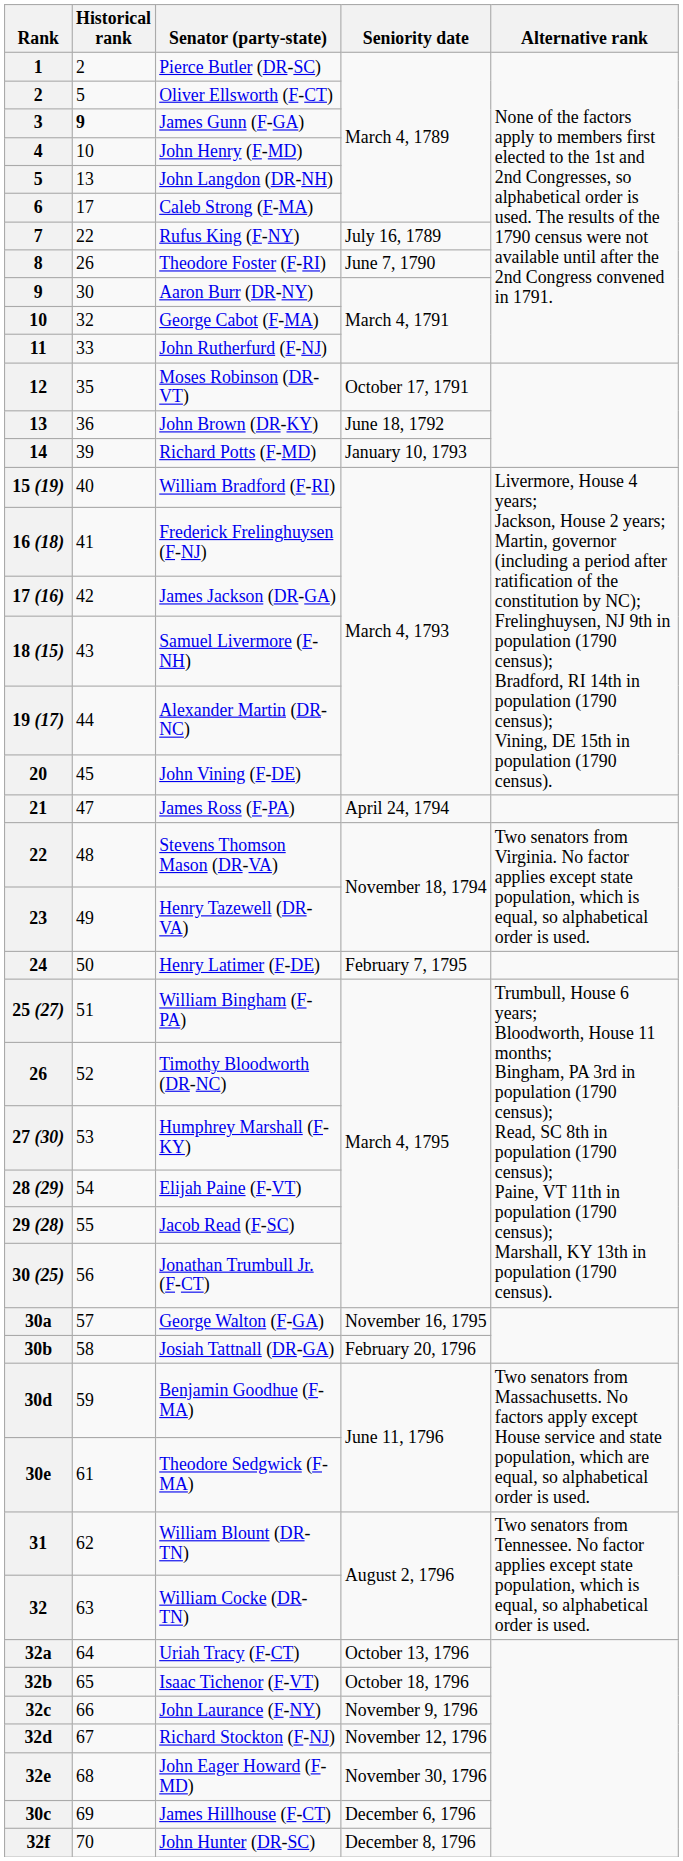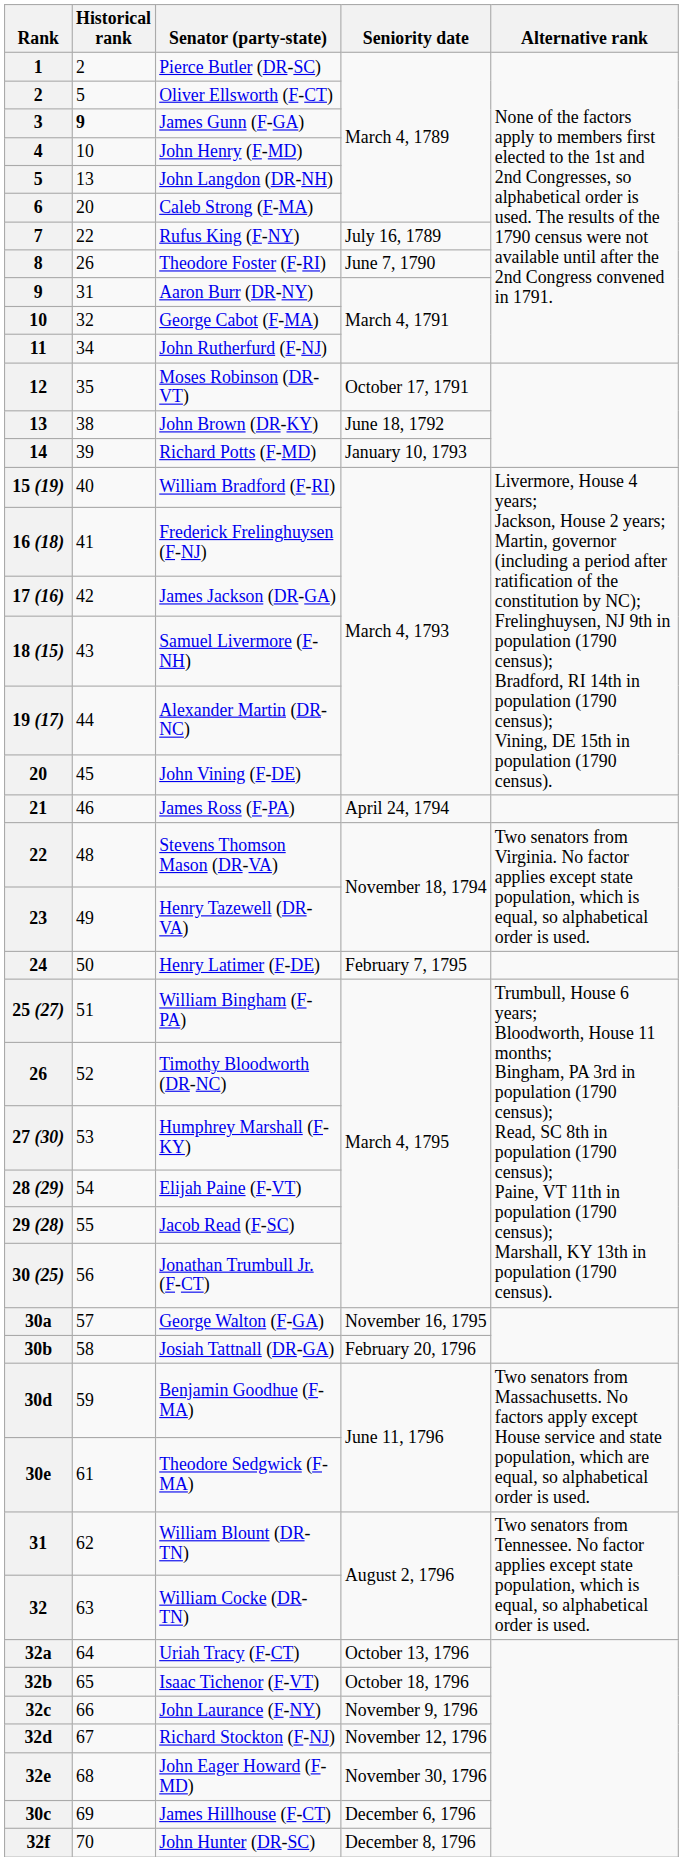(85, 207) 17 -> (85, 207) 20
(85, 292) 30 -> (85, 292) 31
(85, 348) 33 -> (85, 348) 34
(85, 424) 36 -> (85, 424) 38
(85, 808) 47 -> (85, 808) 46
